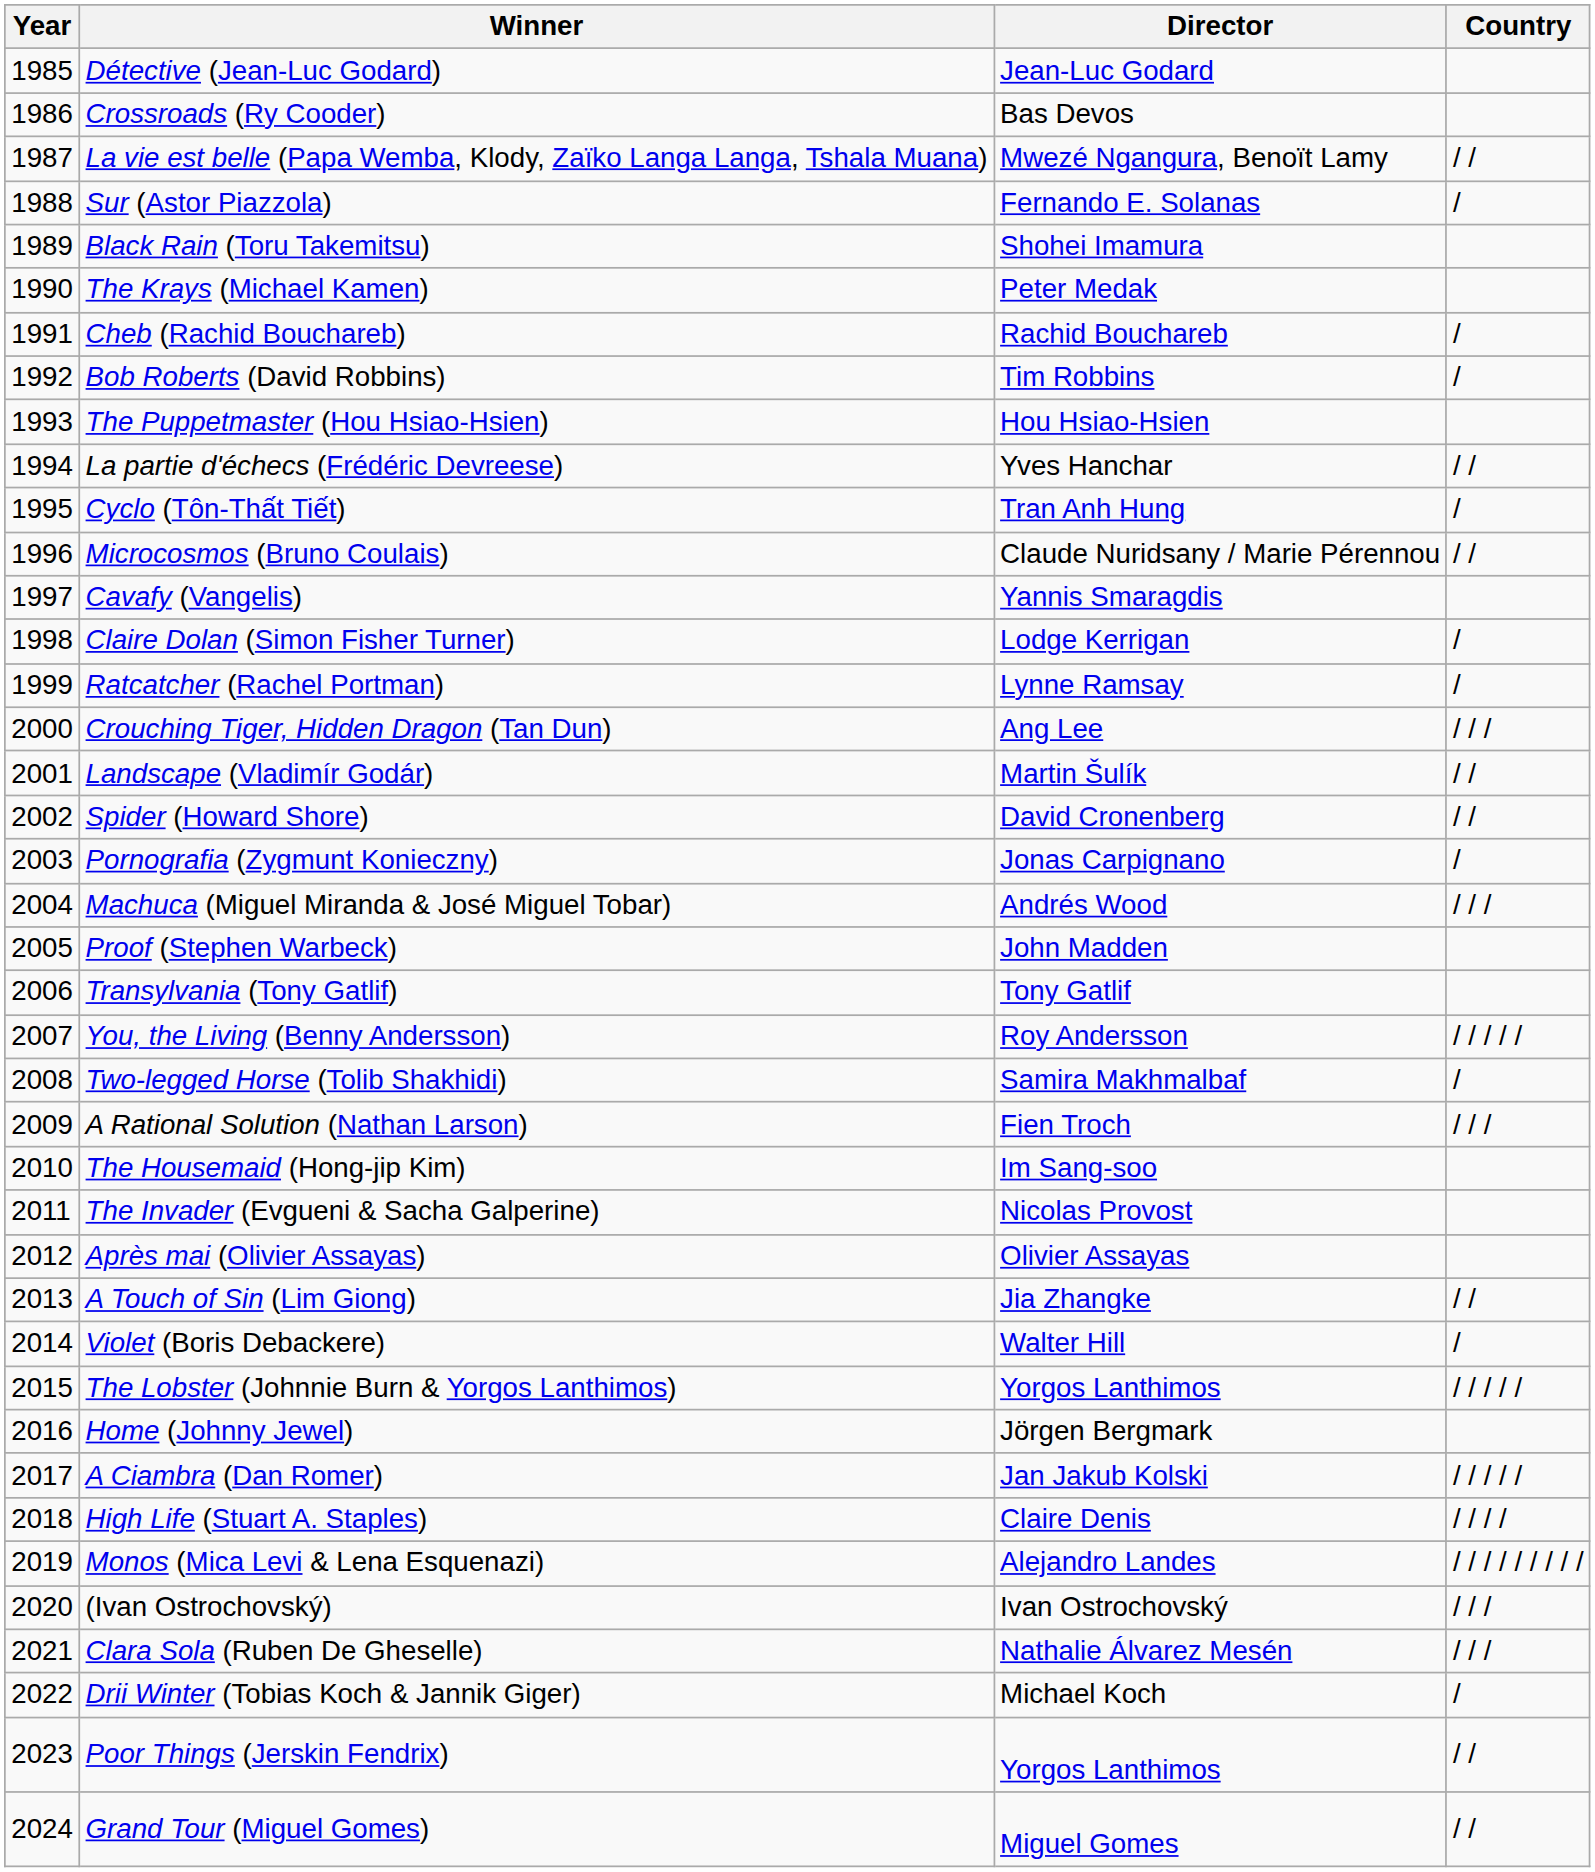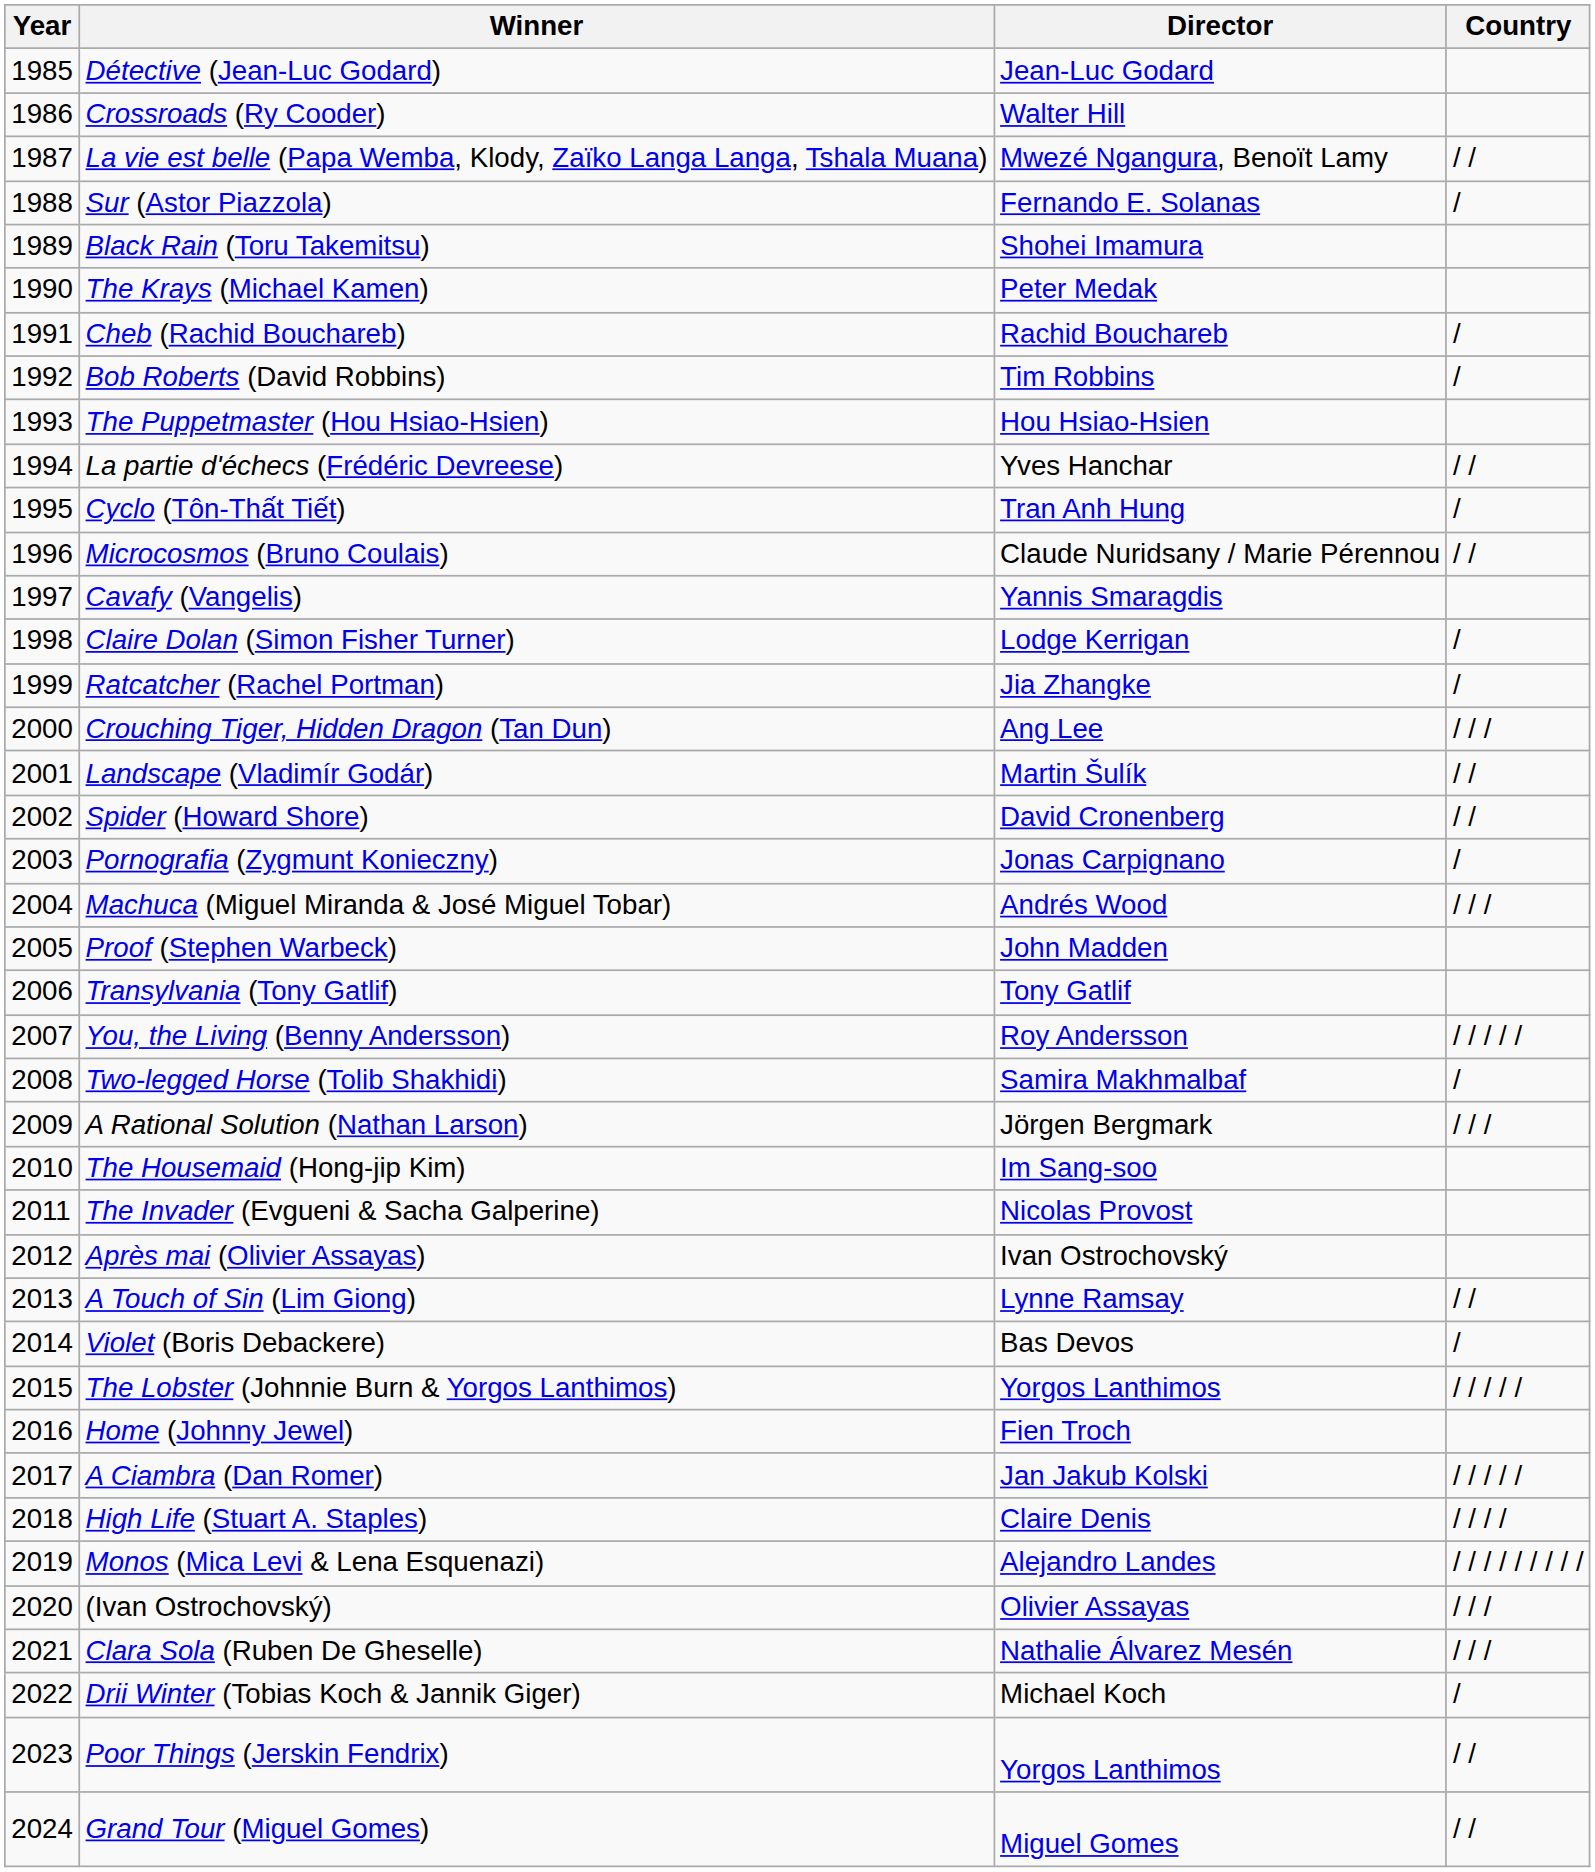(1067, 114) Bas Devos -> (1063, 114) Walter Hill
(1092, 684) Lynne Ramsay -> (1076, 684) Jia Zhangke
(1065, 1123) Fien Troch -> (1106, 1123) Jörgen Bergmark
(1095, 1255) Olivier Assayas -> (1114, 1255) Ivan Ostrochovský
(1076, 1299) Jia Zhangke -> (1092, 1299) Lynne Ramsay
(1063, 1343) Walter Hill -> (1067, 1343) Bas Devos
(1106, 1431) Jörgen Bergmark -> (1065, 1431) Fien Troch
(1114, 1606) Ivan Ostrochovský -> (1095, 1606) Olivier Assayas
